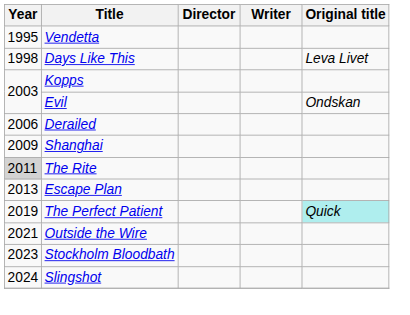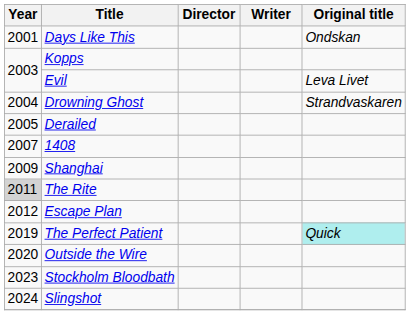- row: (72, 37)
(23, 59) 1998 -> (23, 37) 2001
(337, 59) Leva Livet -> (333, 37) Ondskan
(333, 102) Ondskan -> (337, 80) Leva Livet
+ row: (94, 102)
(23, 124) 2006 -> (23, 124) 2005
+ row: (60, 146)
(23, 189) 2013 -> (23, 211) 2012
(23, 233) 2021 -> (23, 255) 2020
